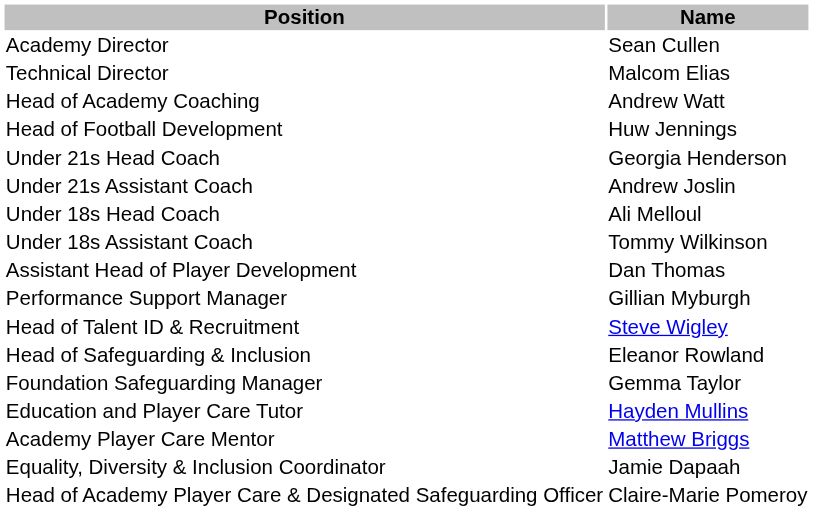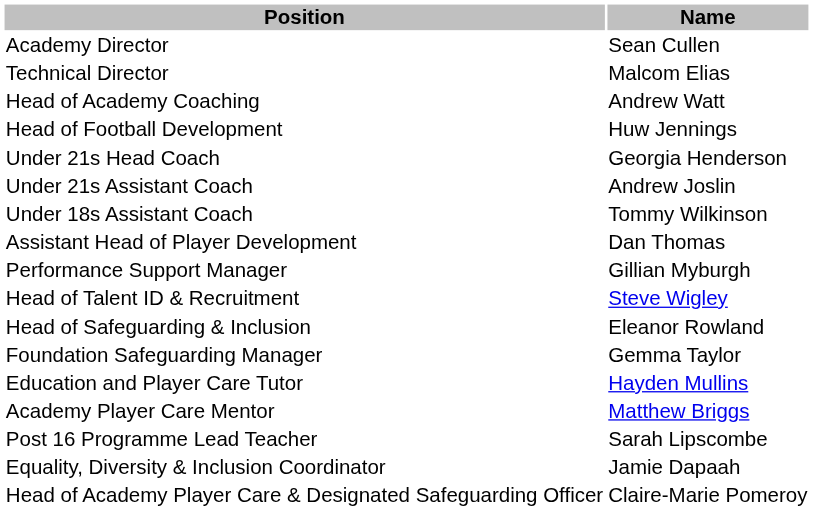- row: (113, 214)
+ row: (162, 439)
